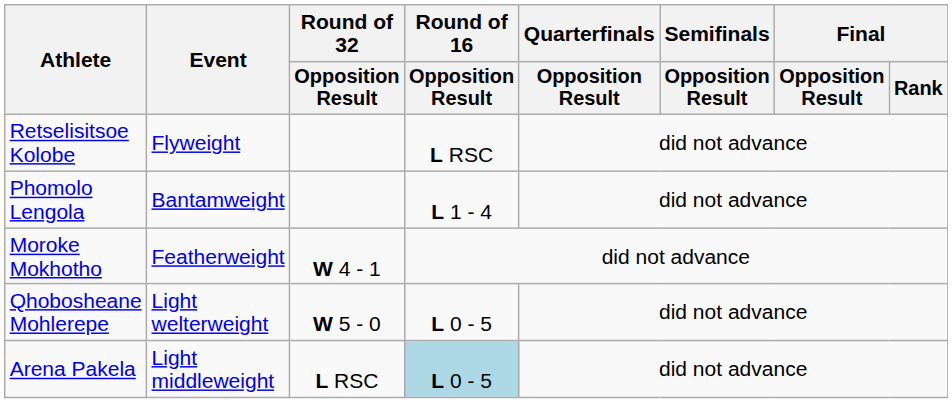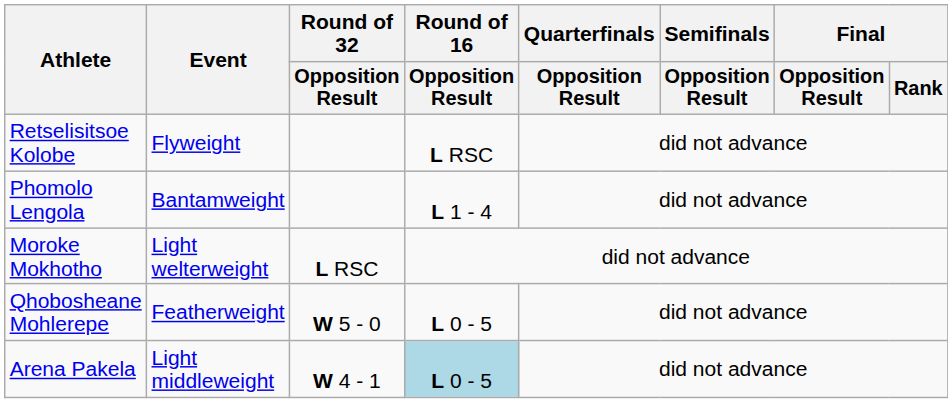(218, 256) Featherweight -> (210, 256) Light welterweight
(347, 268) W 4 - 1 -> (347, 268) L RSC
(210, 313) Light welterweight -> (218, 313) Featherweight
(347, 381) L RSC -> (347, 381) W 4 - 1
